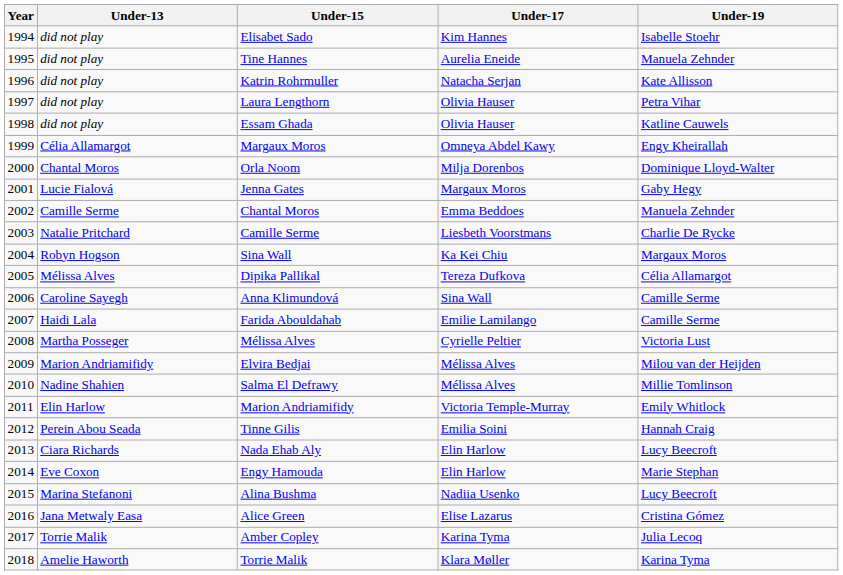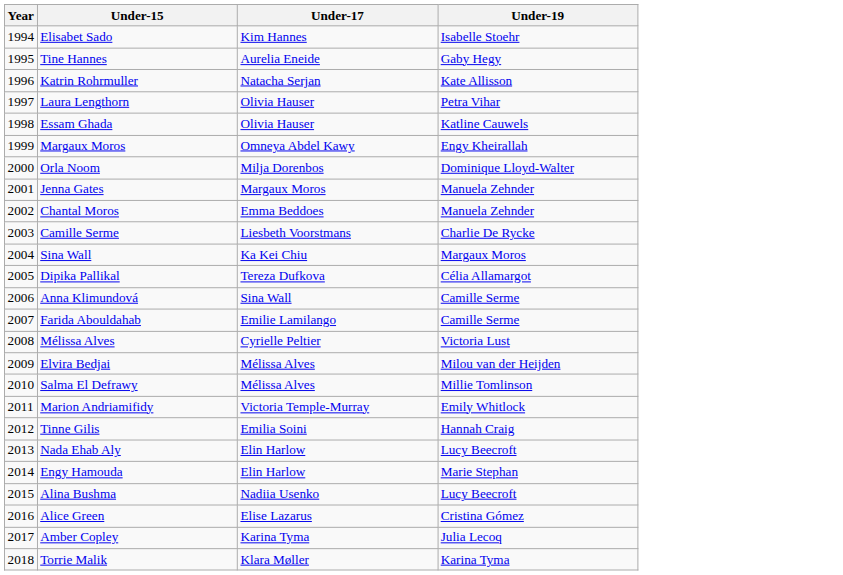- column: (137, 14)
(688, 58) Manuela Zehnder -> (471, 58) Gaby Hegy
(671, 189) Gaby Hegy -> (487, 189) Manuela Zehnder
